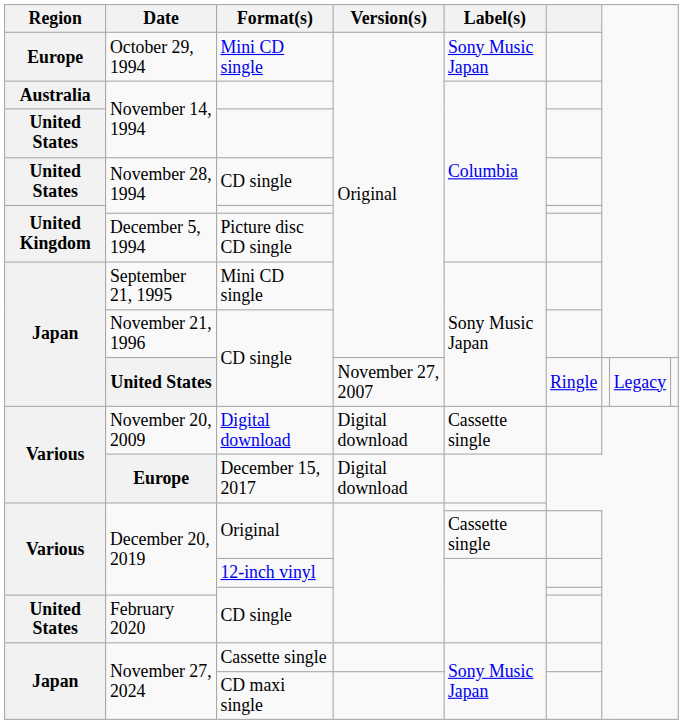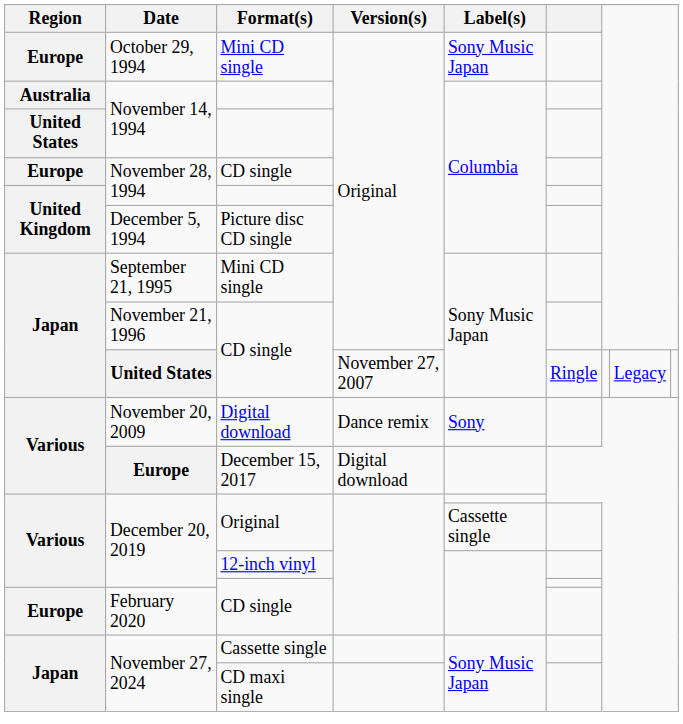(55, 181) United States -> (55, 171) Europe
(373, 430) Digital download -> (383, 421) Dance remix
(478, 430) Cassette single -> (466, 421) Sony
(55, 619) United States -> (55, 610) Europe
